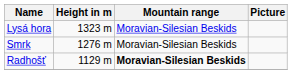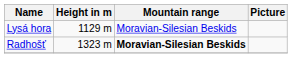(95, 28) 1323 m -> (95, 28) 1129 m
- row: (19, 45)
(95, 61) 1129 m -> (95, 45) 1323 m
